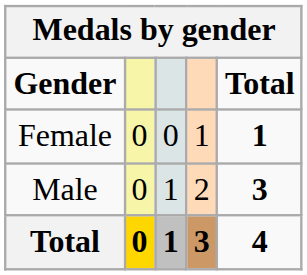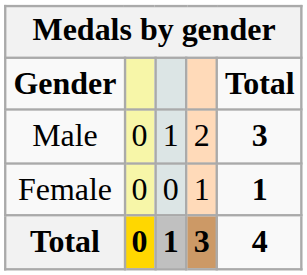rows swapped: (65, 188) <-> (65, 136)
